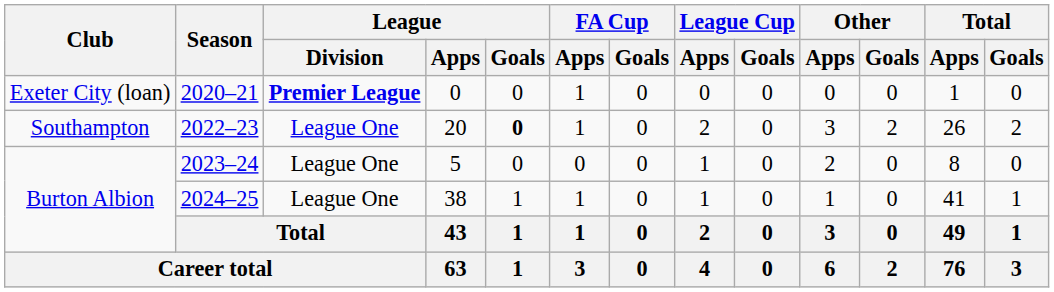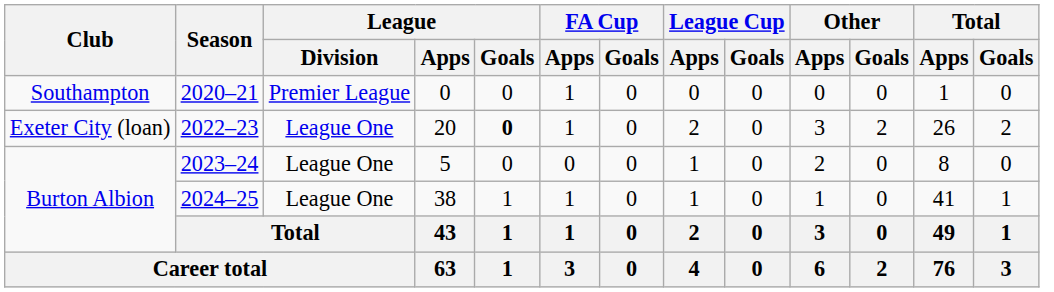(90, 92) Exeter City (loan) -> (90, 92) Southampton
(345, 92) bold -> (339, 92) normal
(90, 127) Southampton -> (90, 127) Exeter City (loan)
